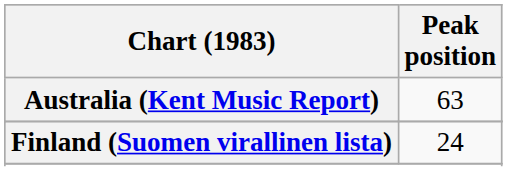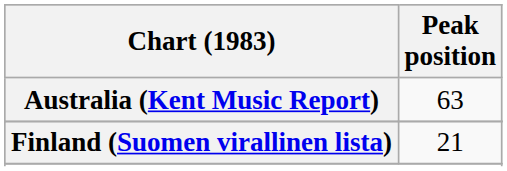(450, 142) 24 -> (450, 142) 21
